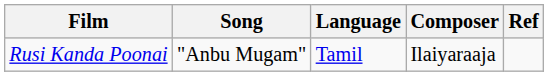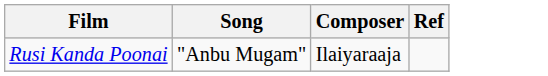- column: (358, 21)
